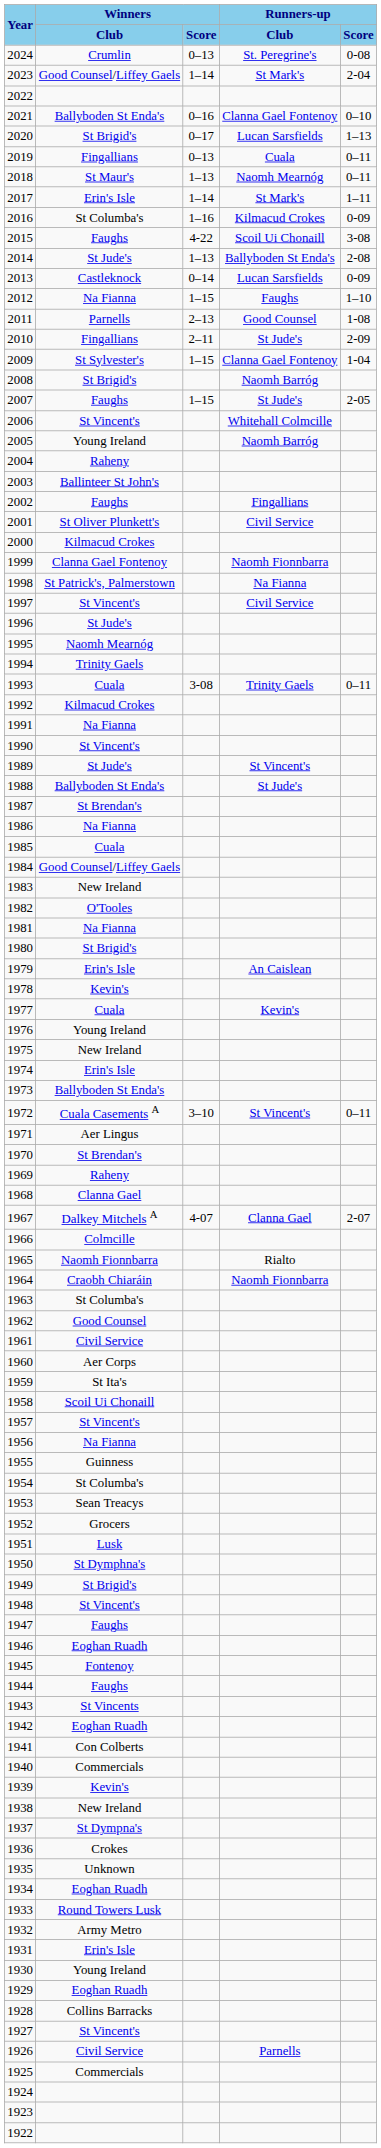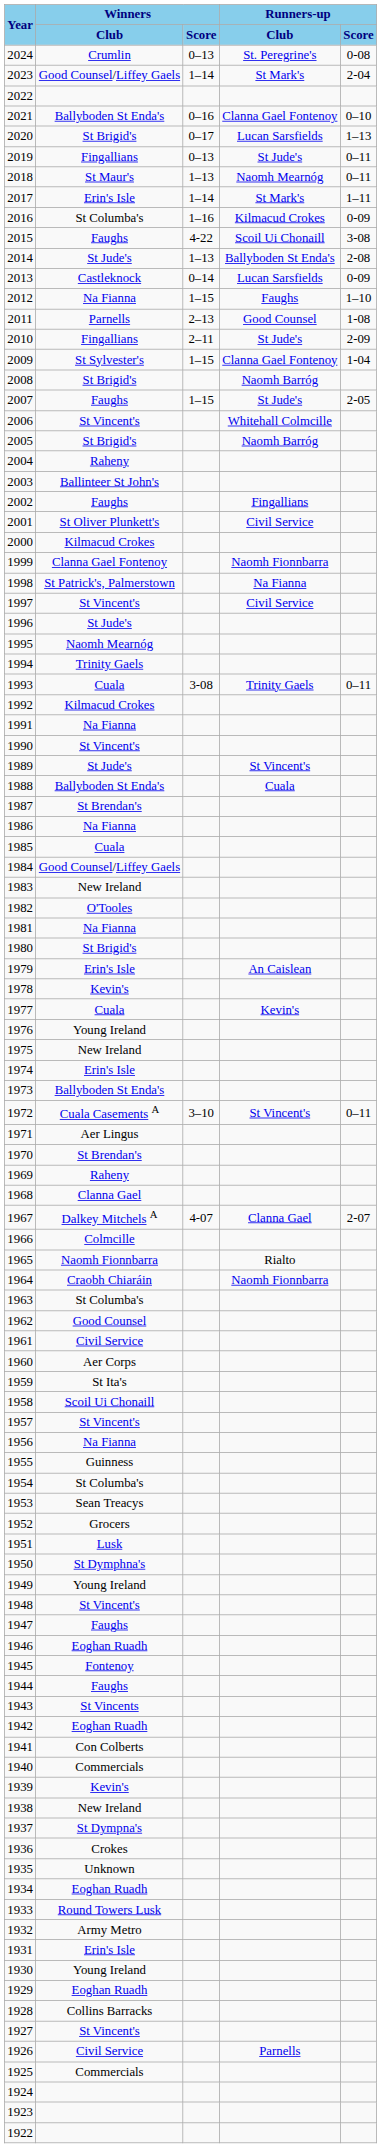(280, 156) Cuala -> (280, 156) St Jude's
(109, 440) Young Ireland -> (109, 440) St Brigid's
(280, 786) St Jude's -> (280, 786) Cuala
(109, 1584) St Brigid's -> (109, 1584) Young Ireland
